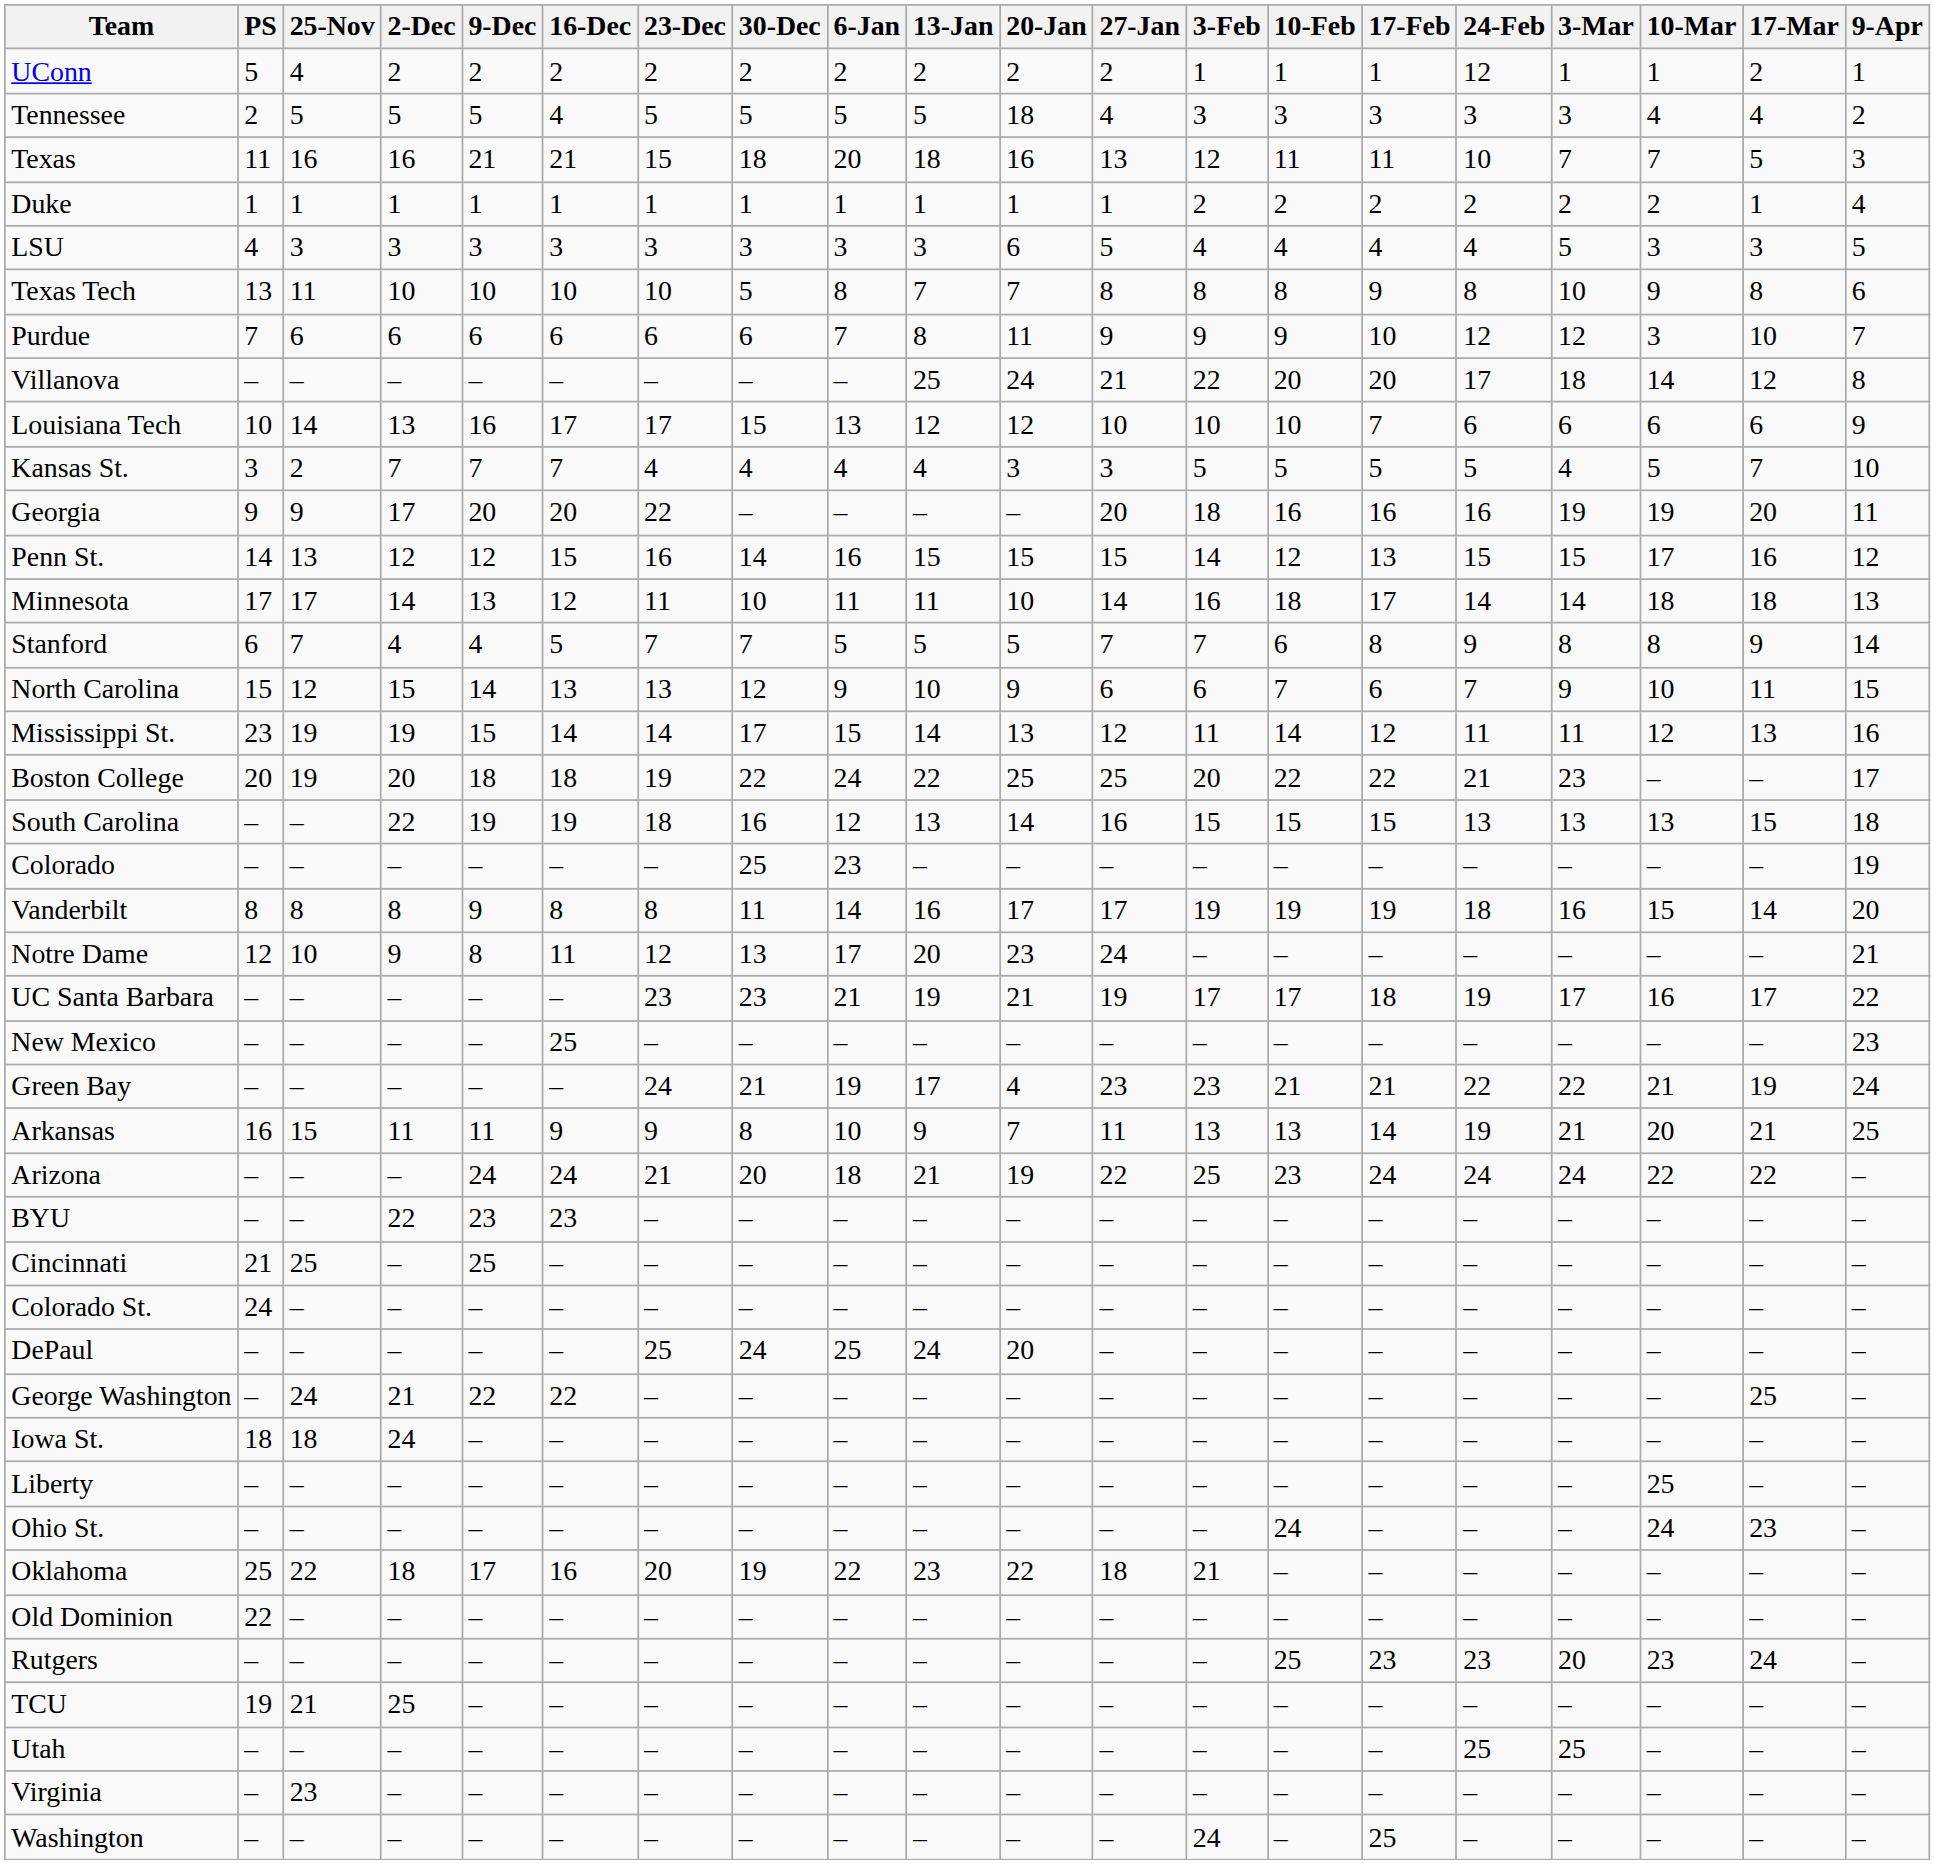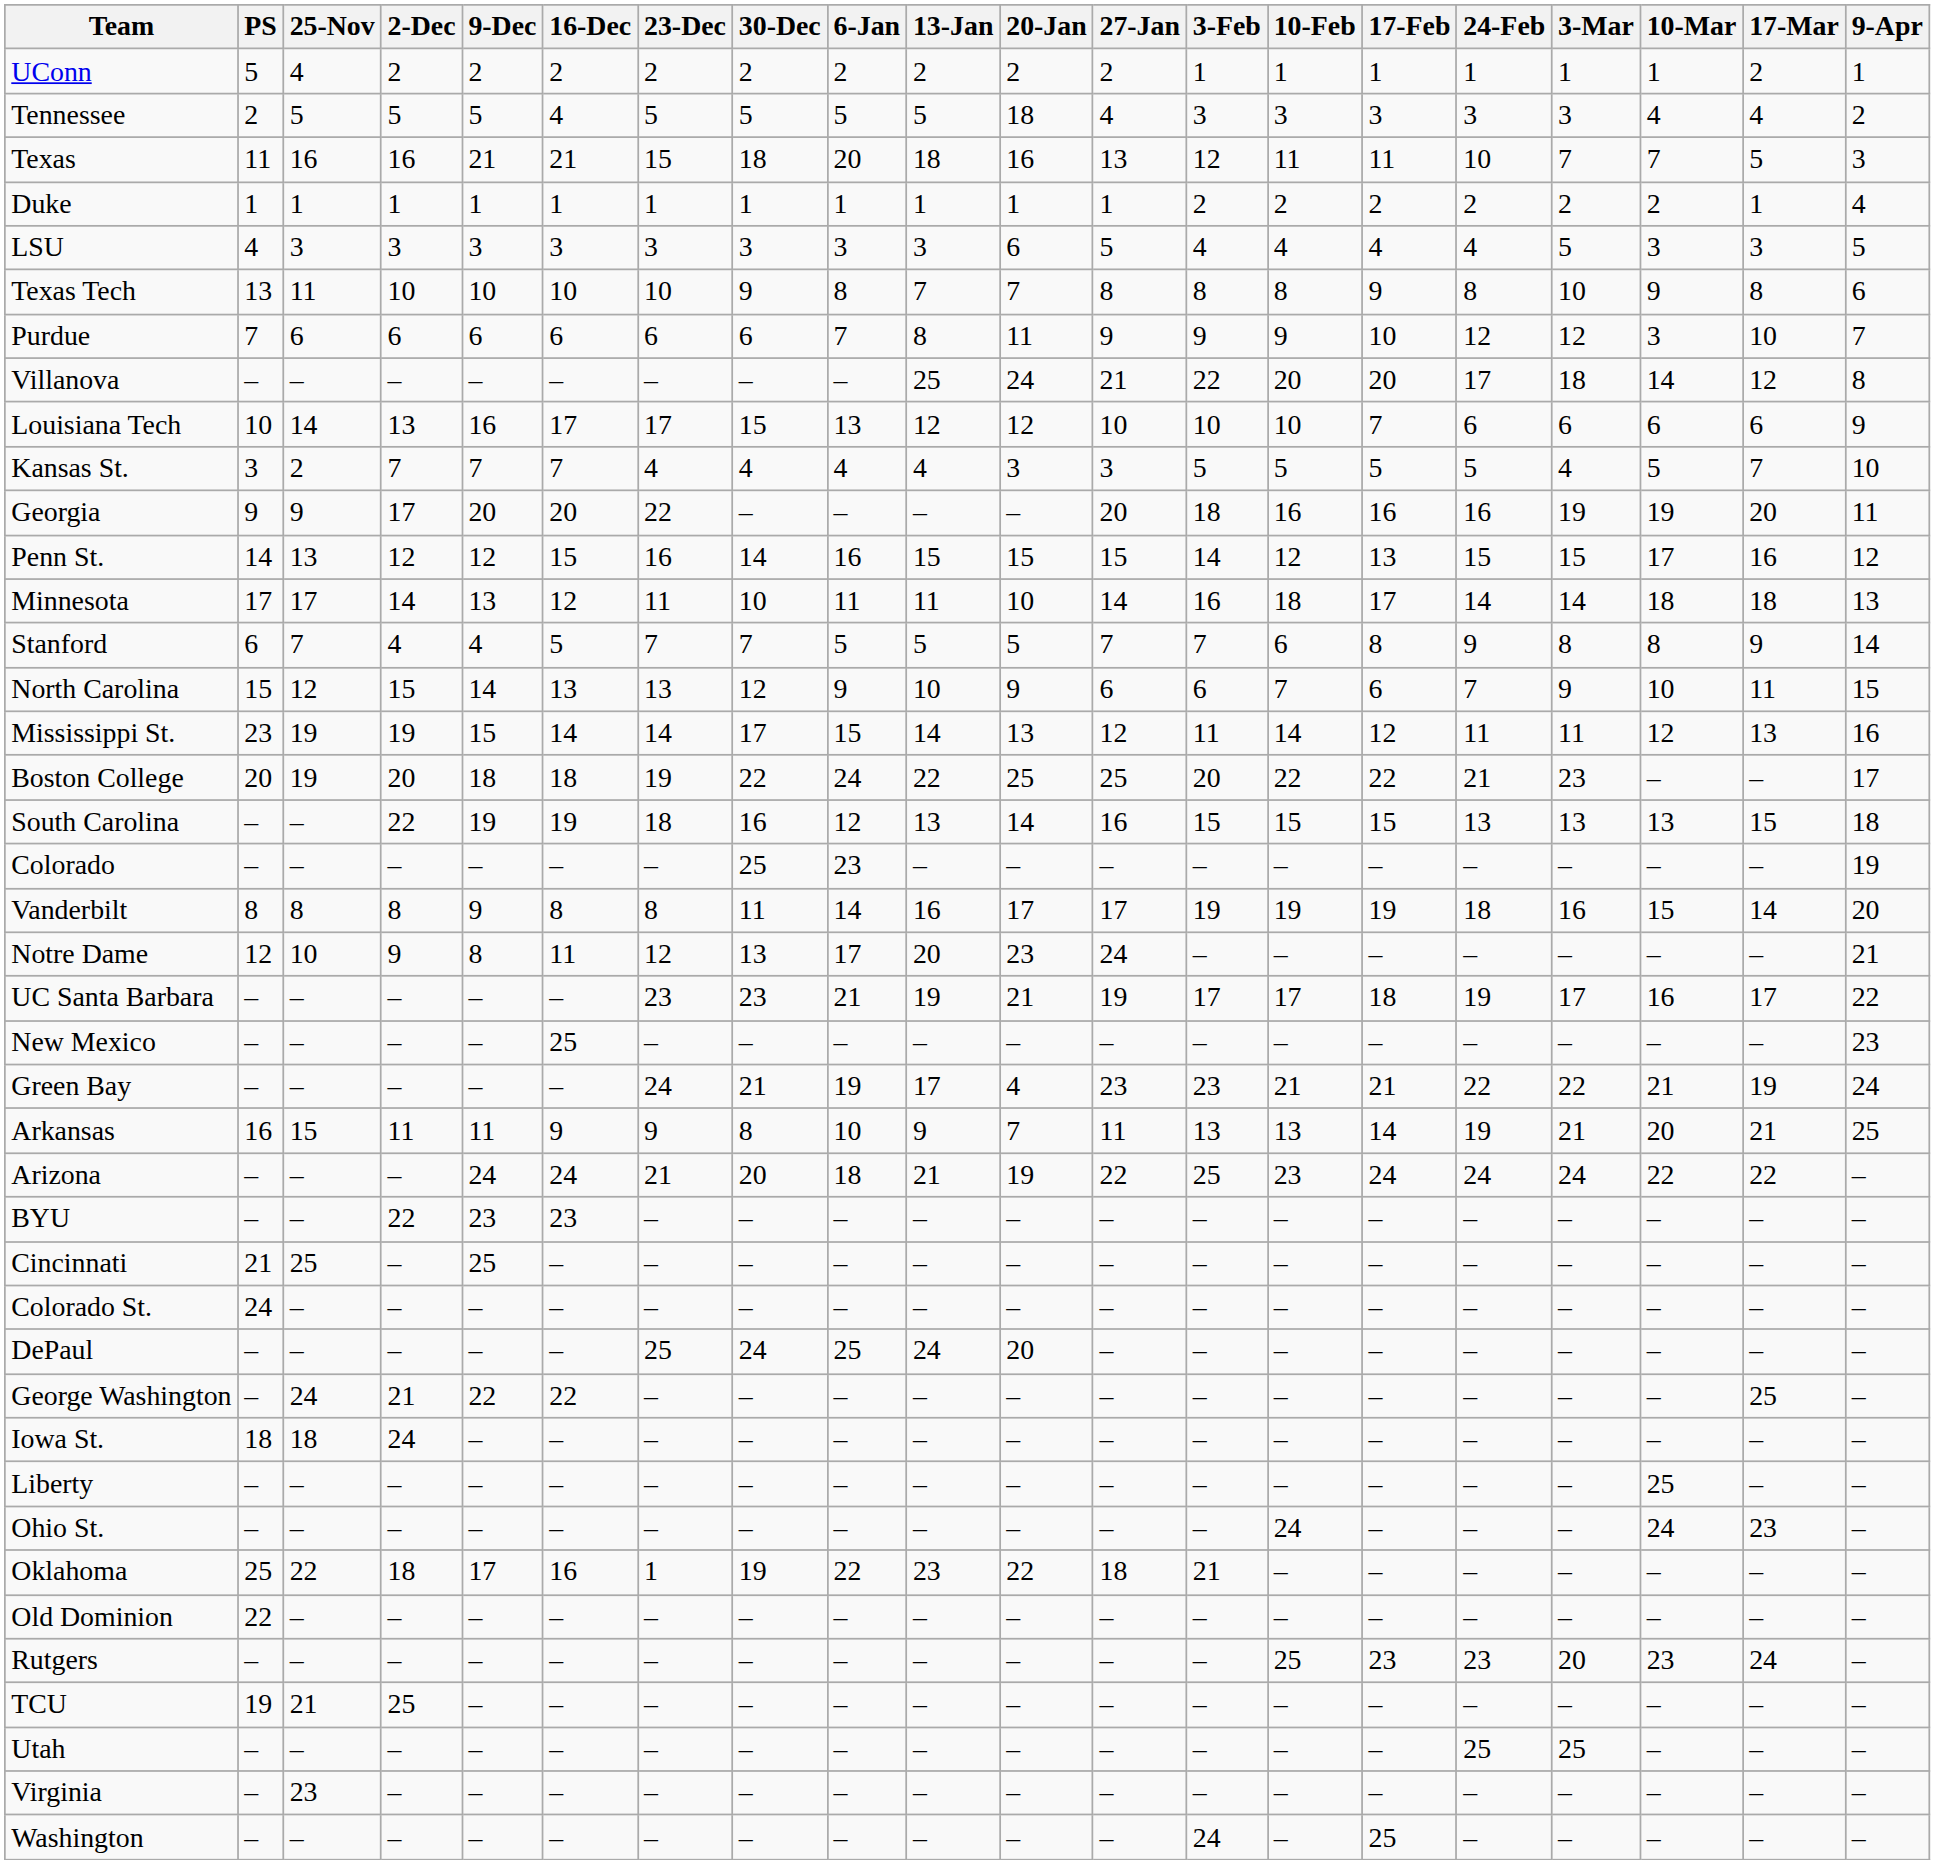(1477, 70) 12 -> (1470, 70) 1
(746, 291) 5 -> (746, 291) 9
(658, 1571) 20 -> (651, 1571) 1
